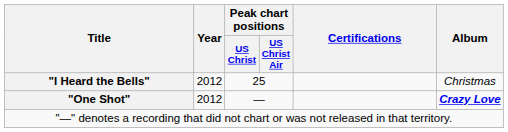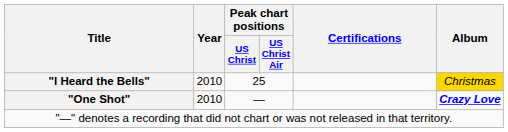(209, 81) 2012 -> (209, 81) 2010
(470, 81) no background -> (470, 81) gold background
(209, 100) 2012 -> (209, 100) 2010
